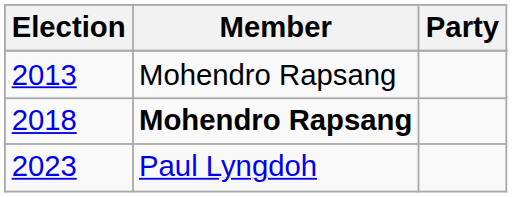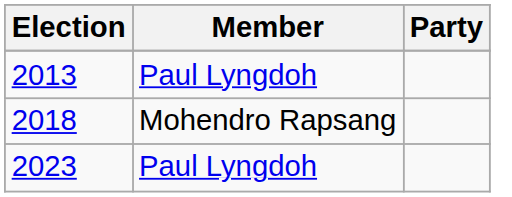(268, 74) Mohendro Rapsang -> (228, 74) Paul Lyngdoh
(276, 120) bold -> (268, 120) normal
